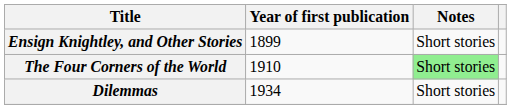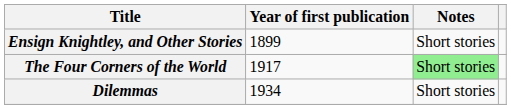(265, 66) 1910 -> (265, 66) 1917
